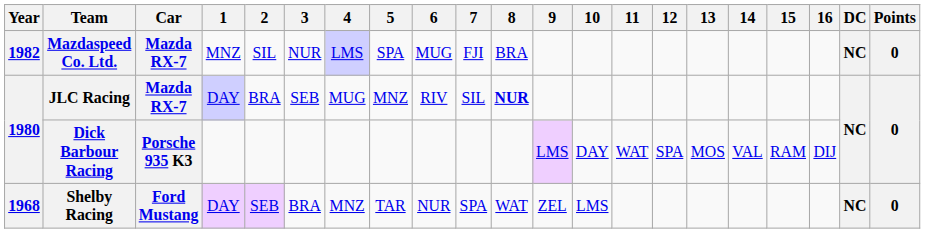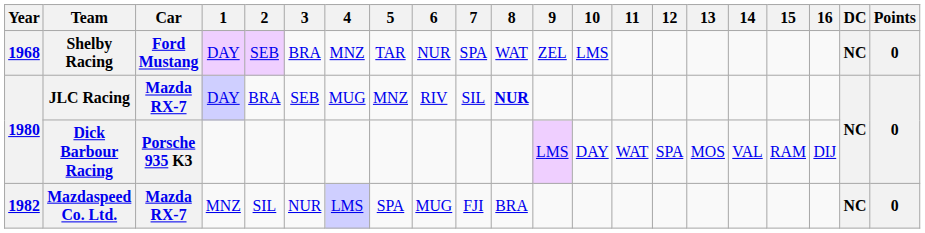rows swapped: (89, 206) <-> (89, 53)
